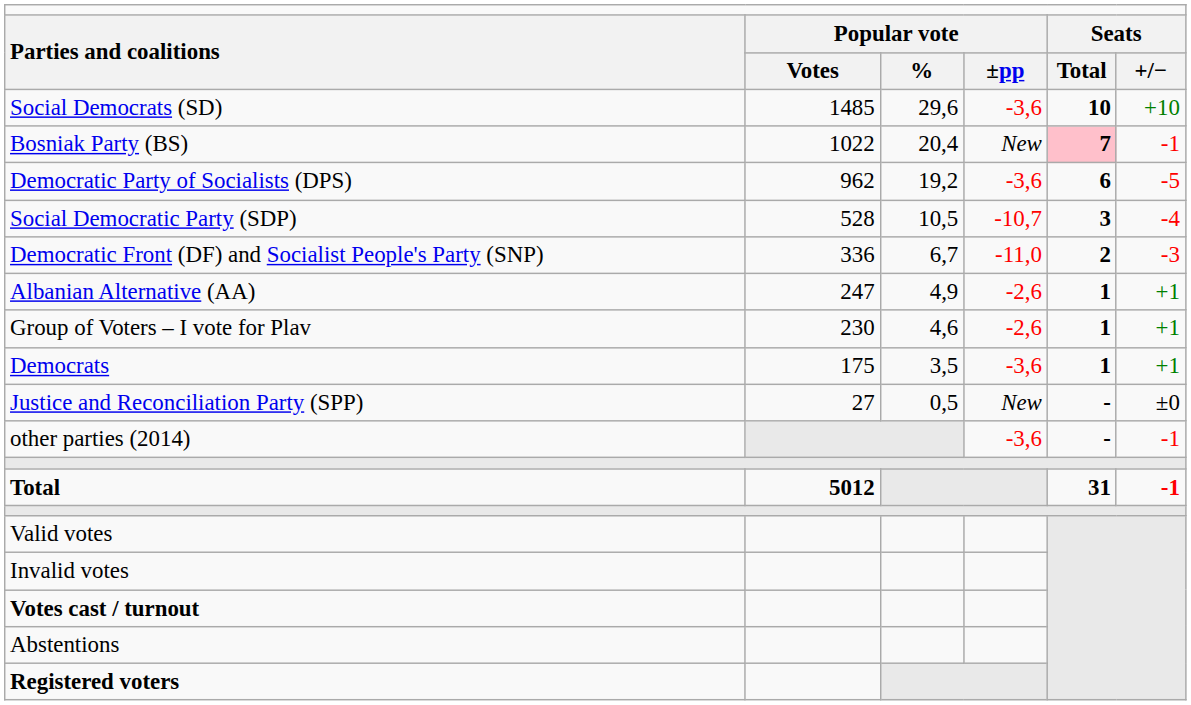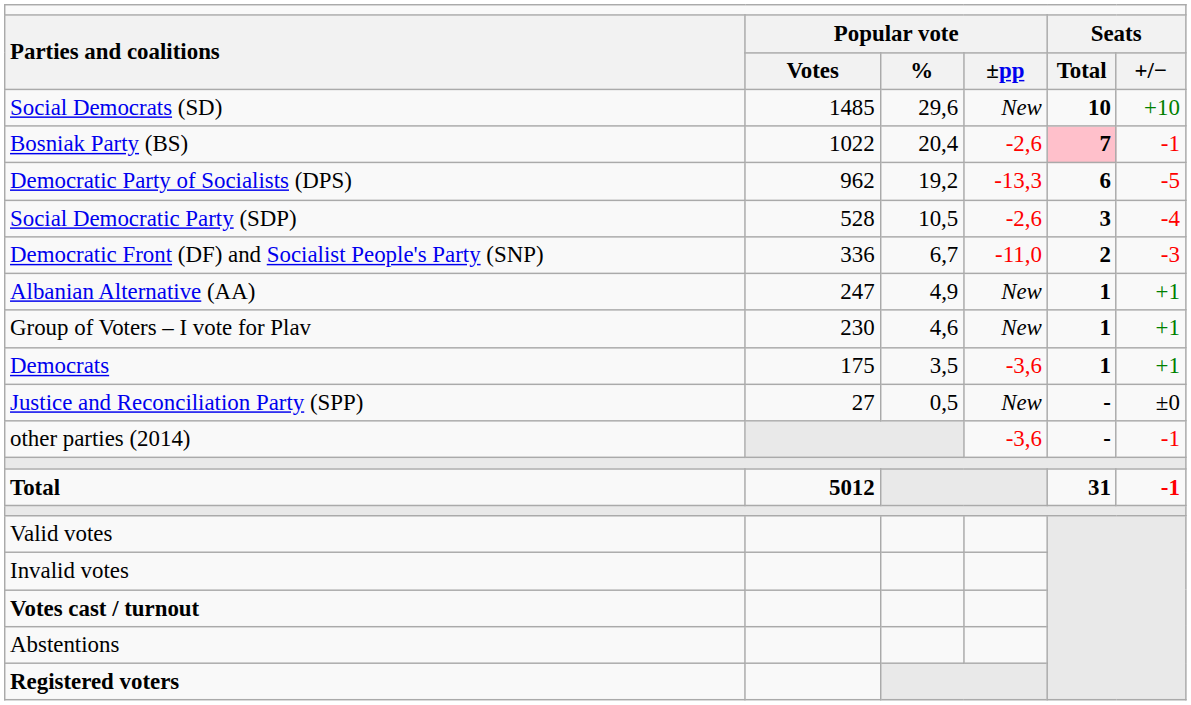(1024, 106) -3,6 -> (1022, 106) New
(1022, 143) New -> (1024, 143) -2,6
(1024, 180) -3,6 -> (1018, 180) -13,3
(1018, 217) -10,7 -> (1024, 217) -2,6
(1024, 291) -2,6 -> (1022, 291) New
(1024, 328) -2,6 -> (1022, 328) New
